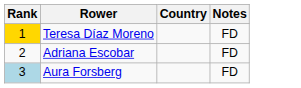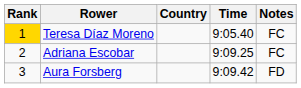+ column: (233, 14)
(230, 33) FD -> (276, 33) FC
(230, 53) FD -> (276, 53) FC
(22, 72) lightblue background -> (22, 72) no background
